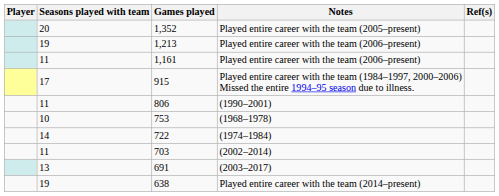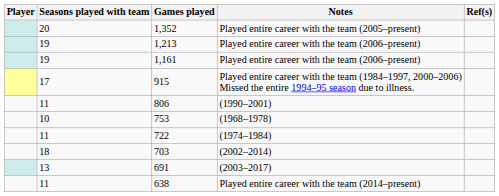(44, 60) 11 -> (44, 60) 19
(44, 135) 14 -> (44, 135) 11
(44, 151) 11 -> (44, 151) 18
(44, 183) 19 -> (44, 183) 11
